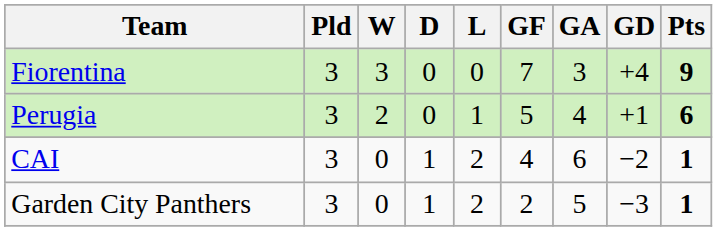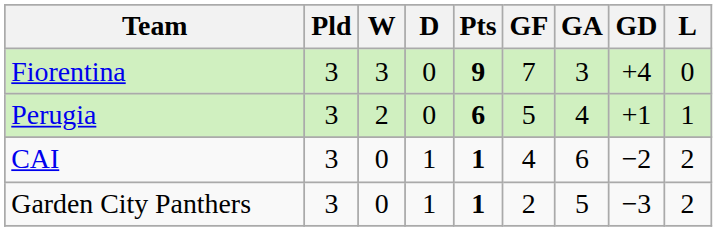columns swapped: (477, 26) <-> (686, 26)
